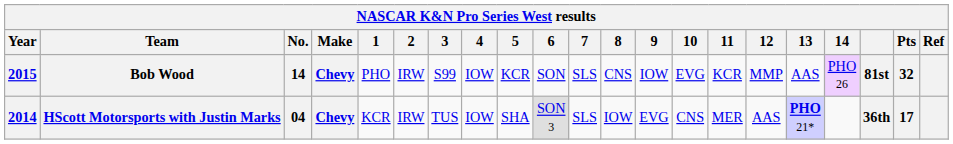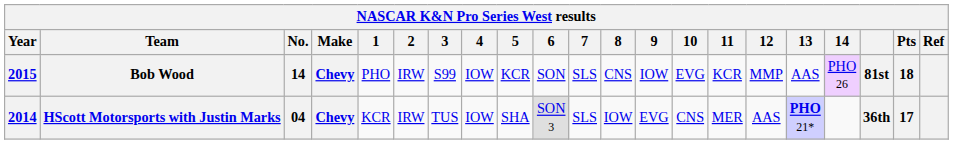(906, 75) 32 -> (906, 75) 18
